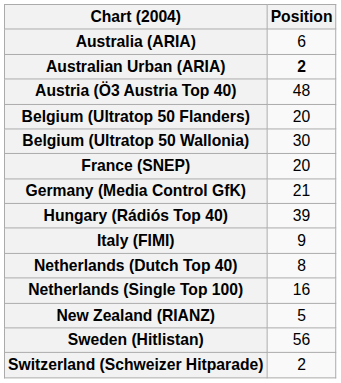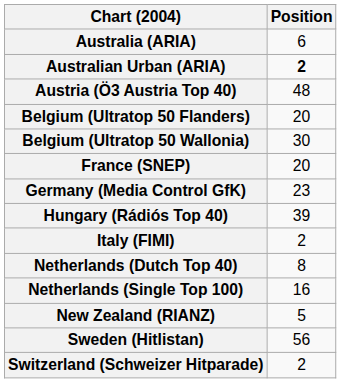(302, 191) 21 -> (302, 191) 23
(302, 240) 9 -> (302, 240) 2
